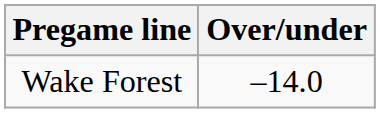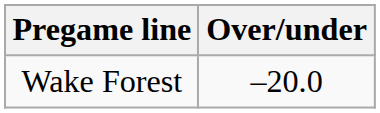(287, 81) –14.0 -> (287, 81) –20.0
